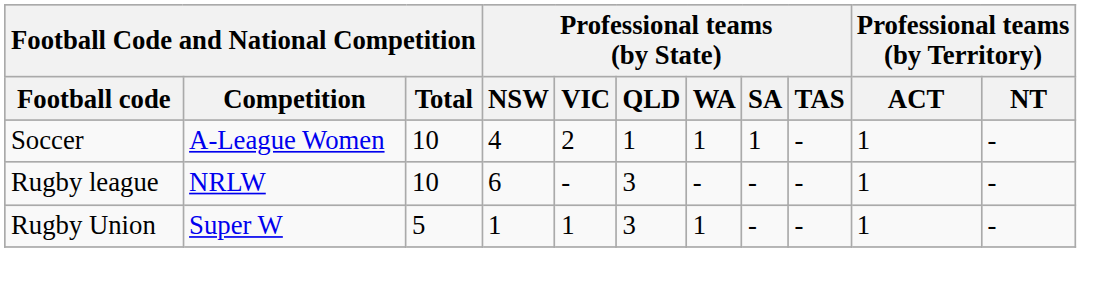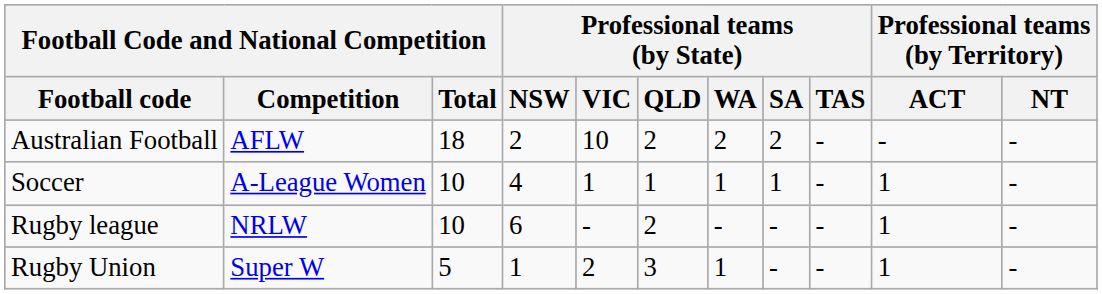+ row: (115, 140)
(568, 140) 2 -> (589, 182) 1
(629, 182) 3 -> (650, 225) 2
(568, 225) 1 -> (589, 267) 2
